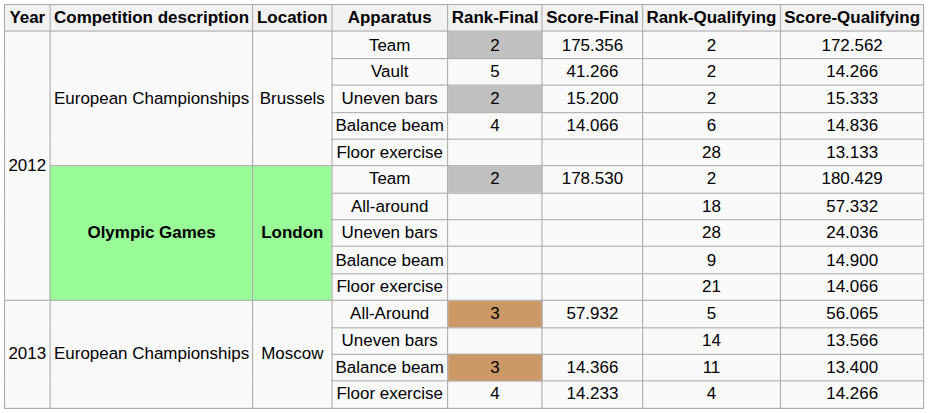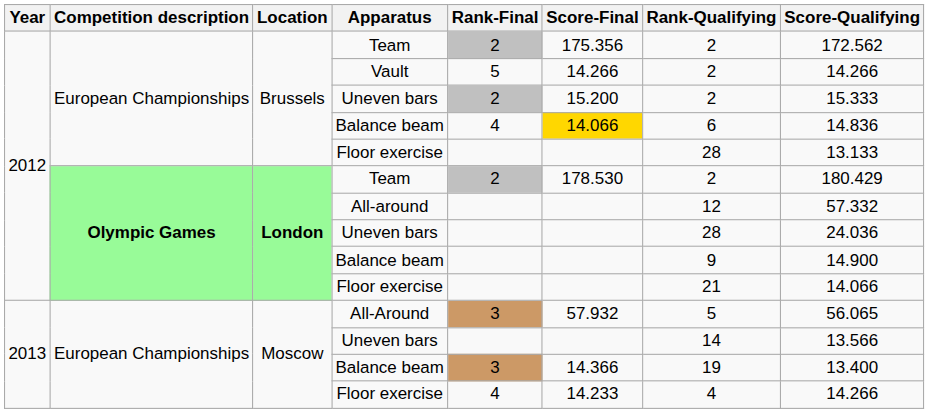(592, 71) 41.266 -> (592, 71) 14.266
(592, 125) no background -> (592, 125) gold background
(711, 206) 18 -> (711, 206) 12
(711, 367) 11 -> (711, 367) 19
